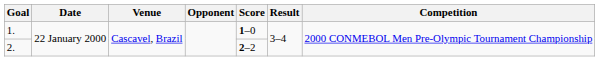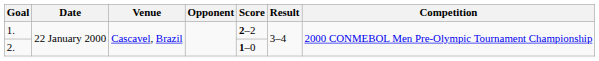(247, 30) 1–0 -> (247, 30) 2–2
(247, 47) 2–2 -> (247, 47) 1–0
